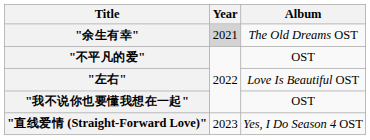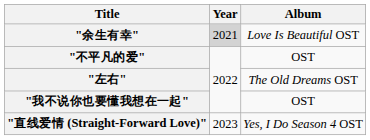(303, 35) The Old Dreams OST -> (303, 35) Love Is Beautiful OST
(303, 79) Love Is Beautiful OST -> (303, 79) The Old Dreams OST
